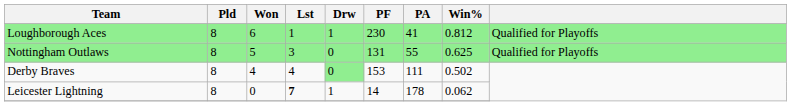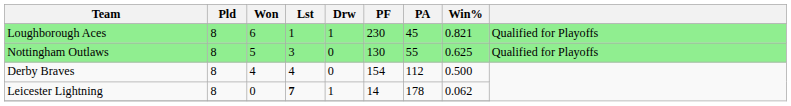(412, 33) 41 -> (412, 33) 45
(459, 33) 0.812 -> (459, 33) 0.821
(376, 52) 131 -> (376, 52) 130
(331, 71) lightgreen background -> (331, 71) no background
(376, 71) 153 -> (376, 71) 154
(415, 71) 111 -> (415, 71) 112
(459, 71) 0.502 -> (459, 71) 0.500
